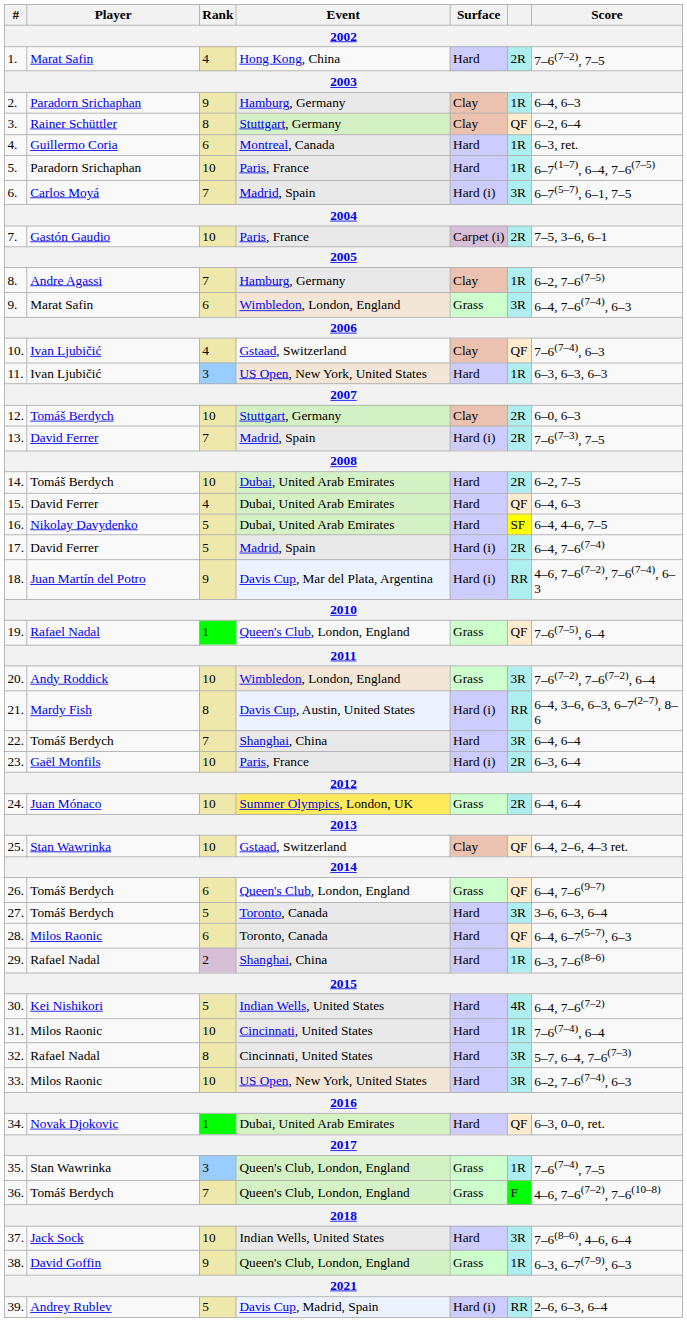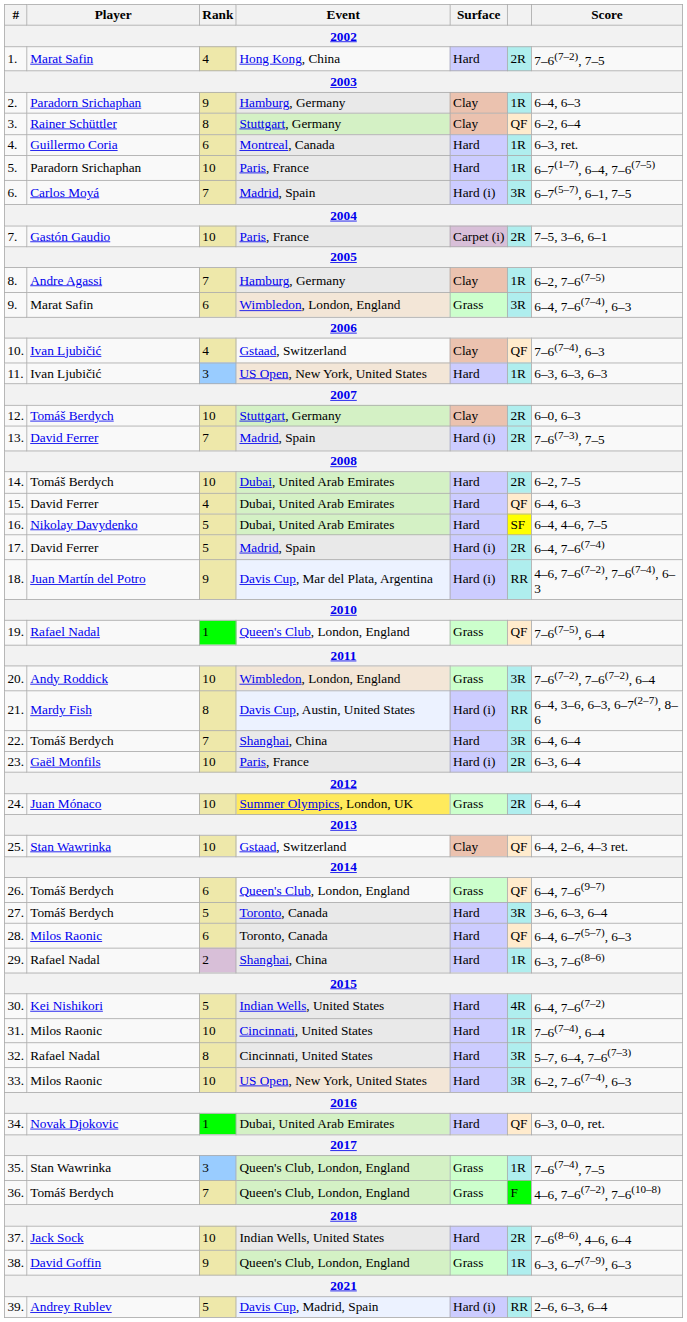(518, 1238) 3R -> (518, 1238) 2R
